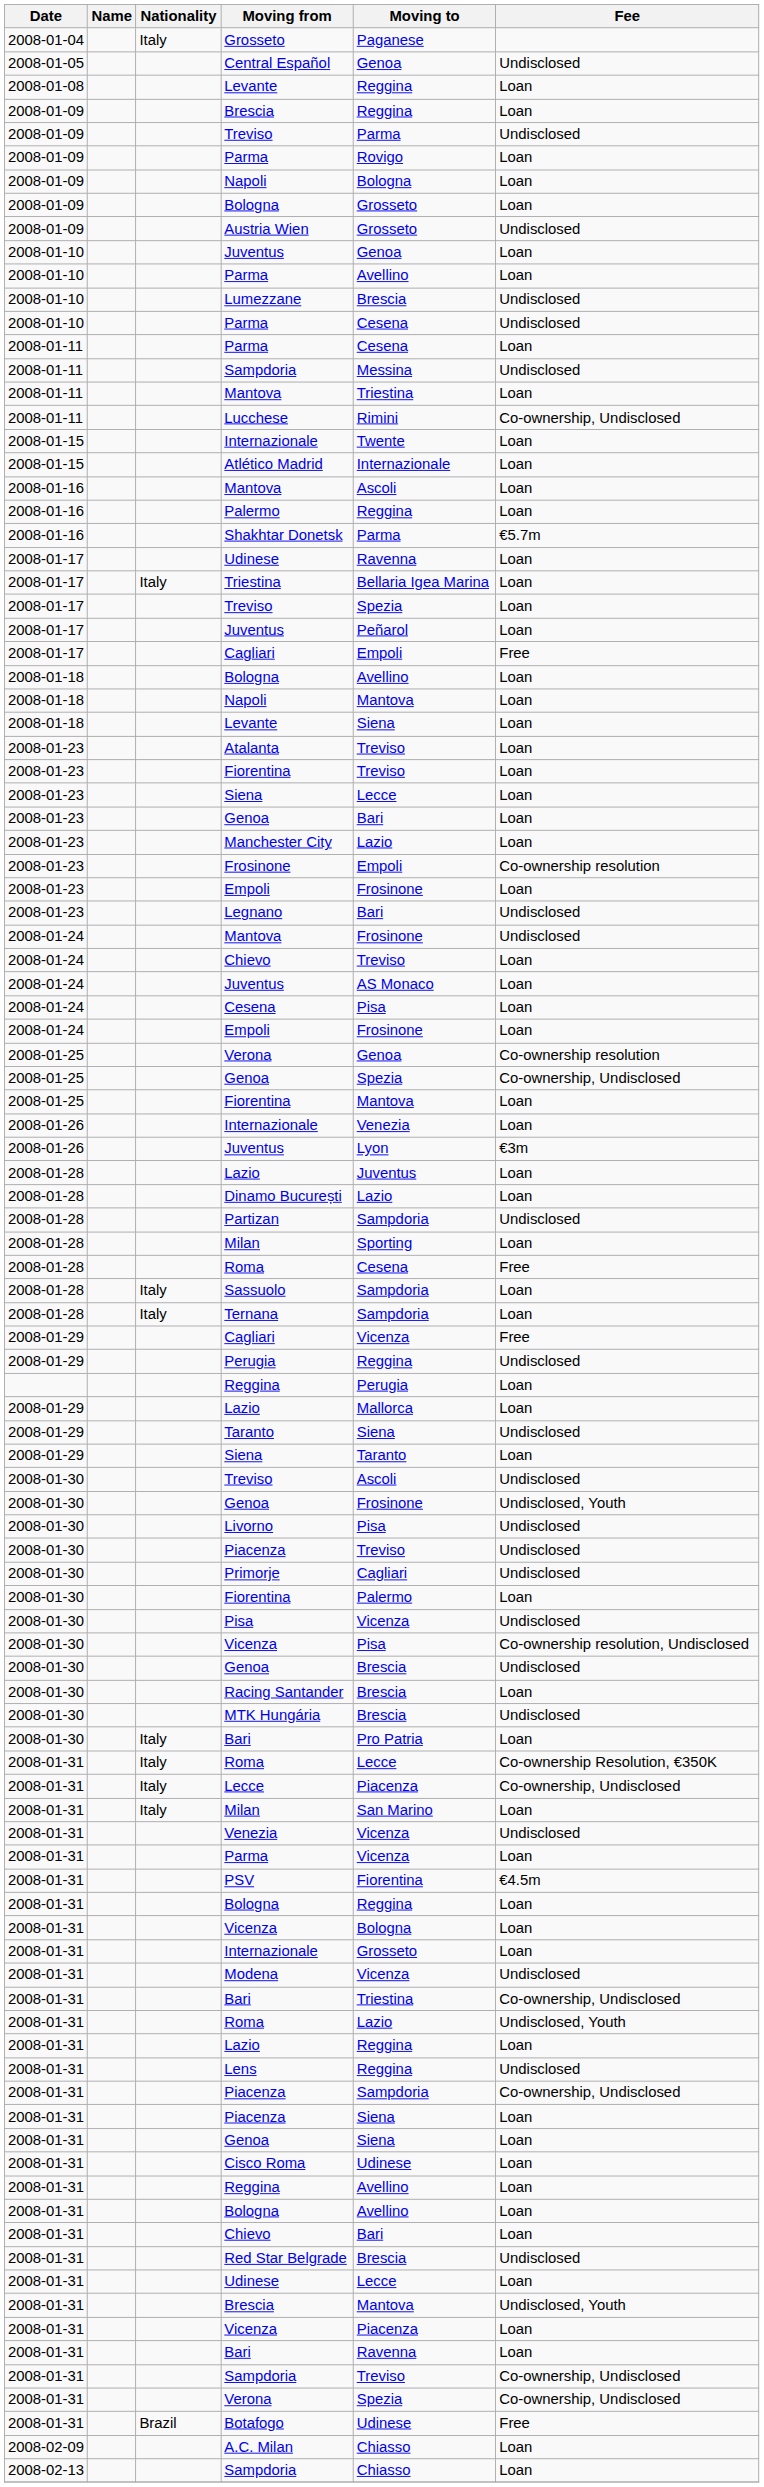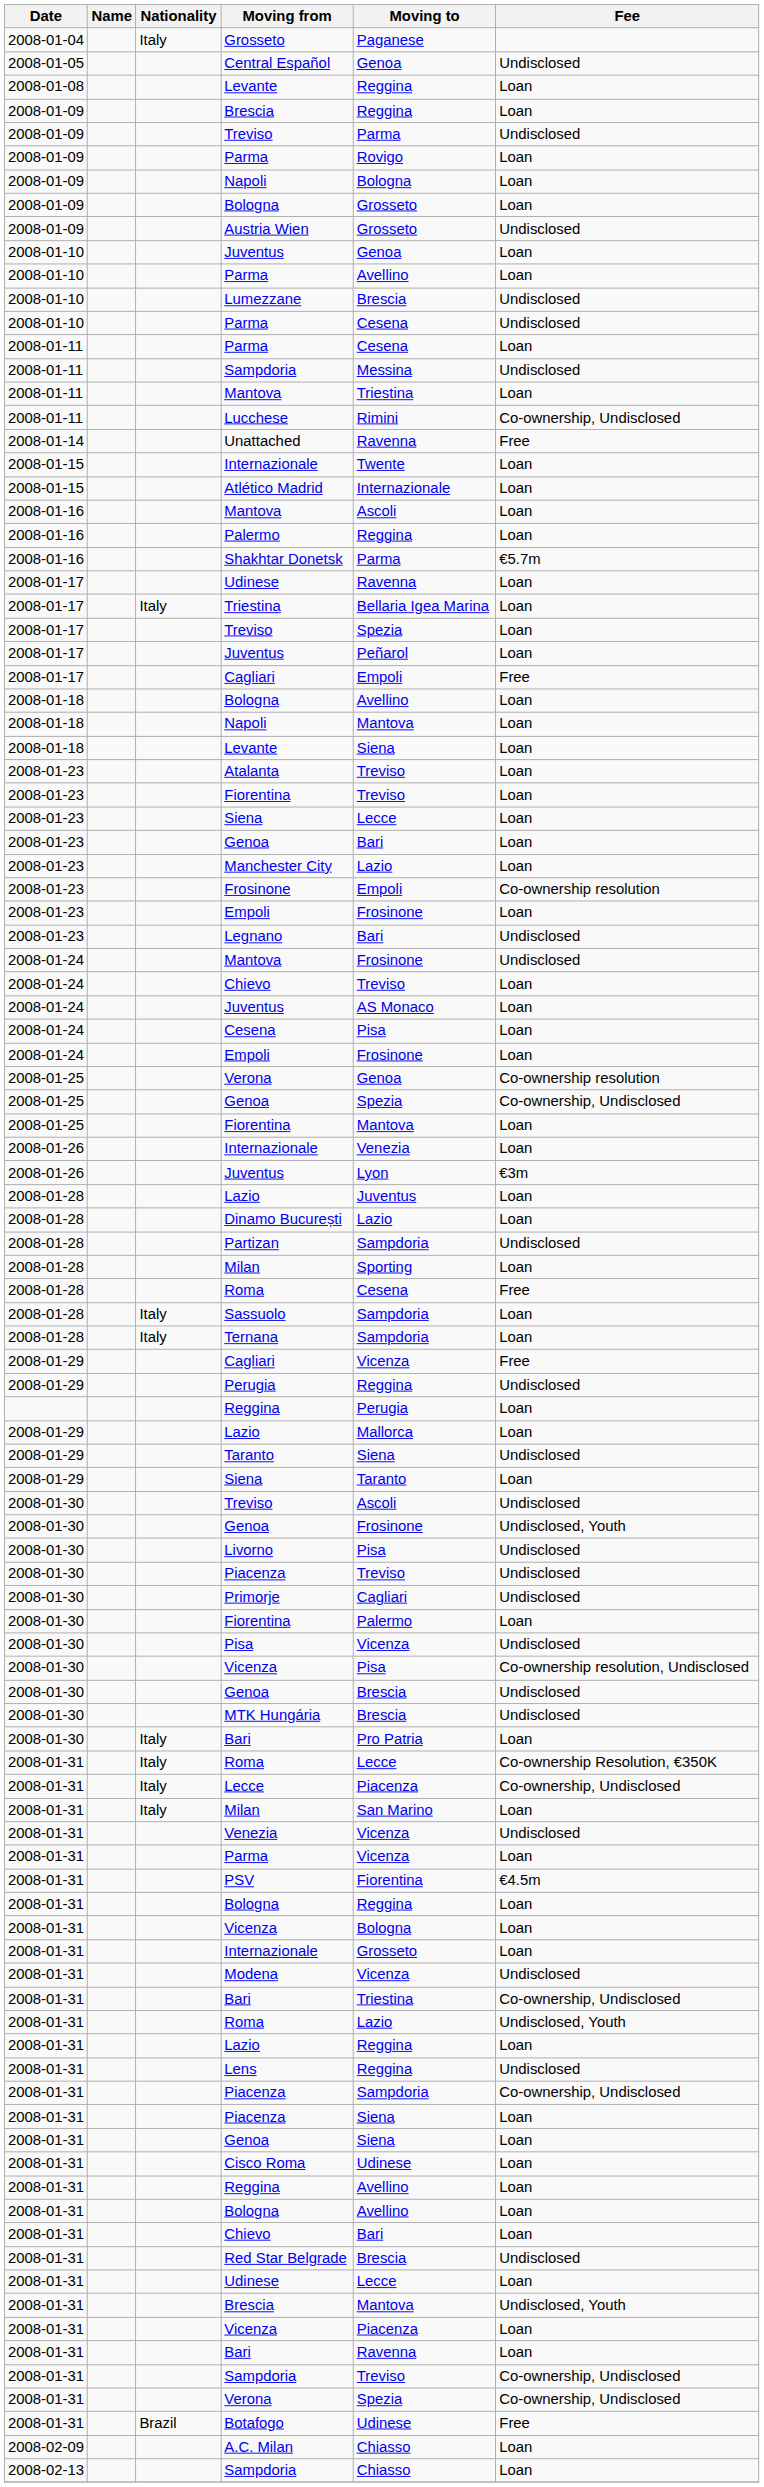+ row: (46, 441)
- row: (46, 1691)
